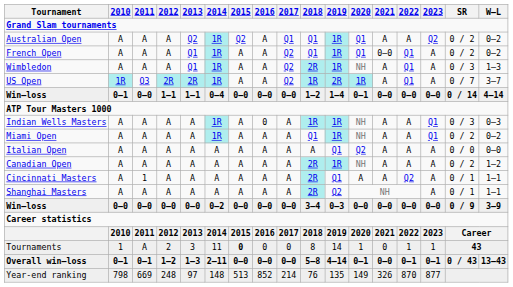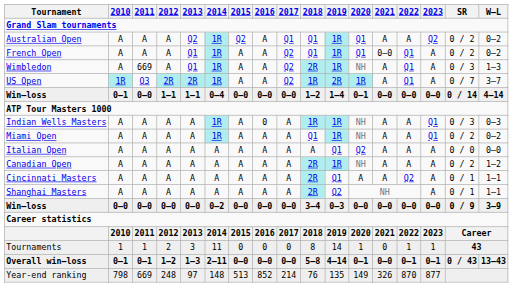(145, 66) A -> (145, 66) 669
(145, 177) 1 -> (145, 177) A
(145, 247) A -> (145, 247) 1
(241, 247) bold -> (241, 247) normal
